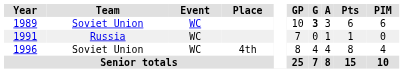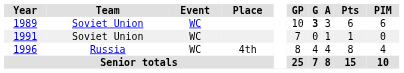(108, 36) Russia -> (108, 36) Soviet Union
(108, 49) Soviet Union -> (108, 49) Russia
